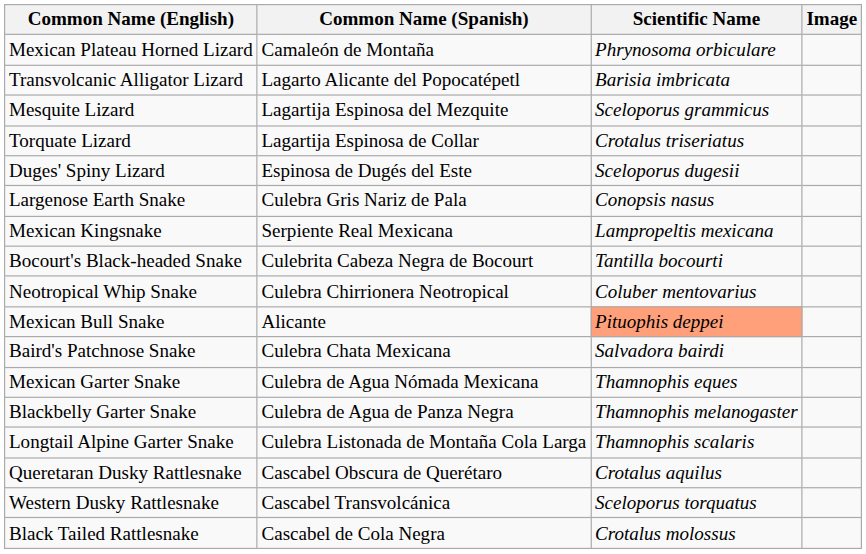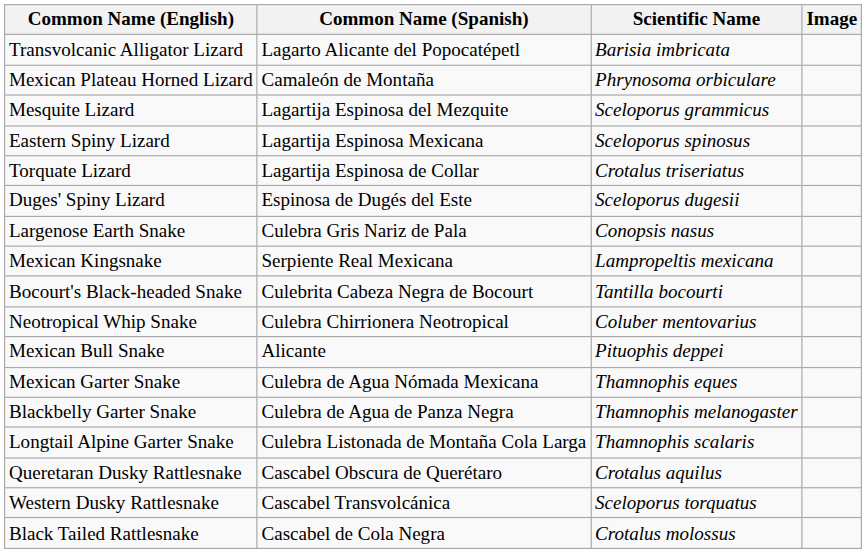rows swapped: (126, 79) <-> (131, 49)
+ row: (89, 140)
(659, 321) lightsalmon background -> (659, 351) no background
- row: (102, 351)
